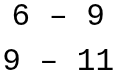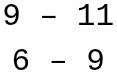rows swapped: (58, 62) <-> (58, 17)
